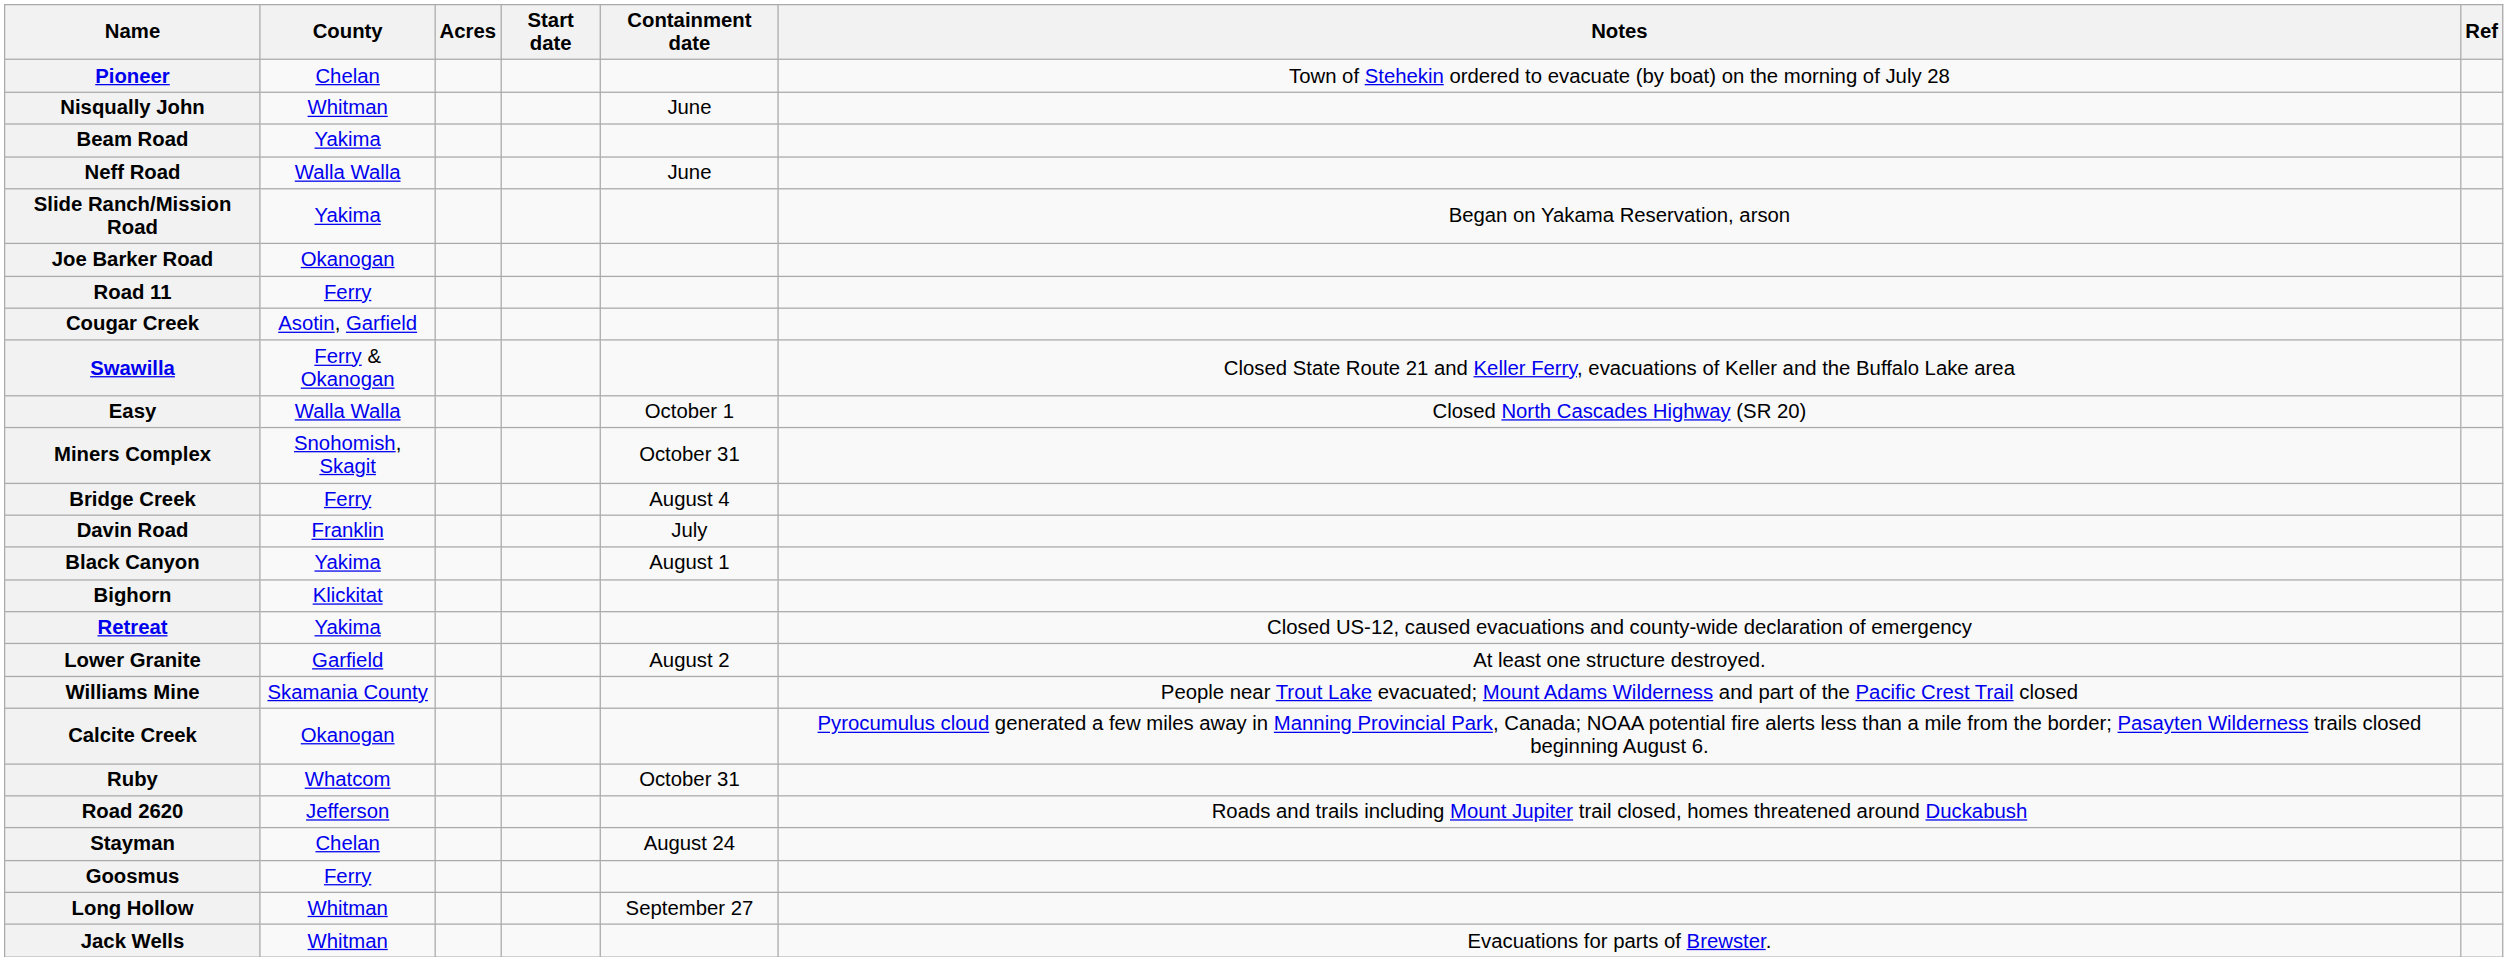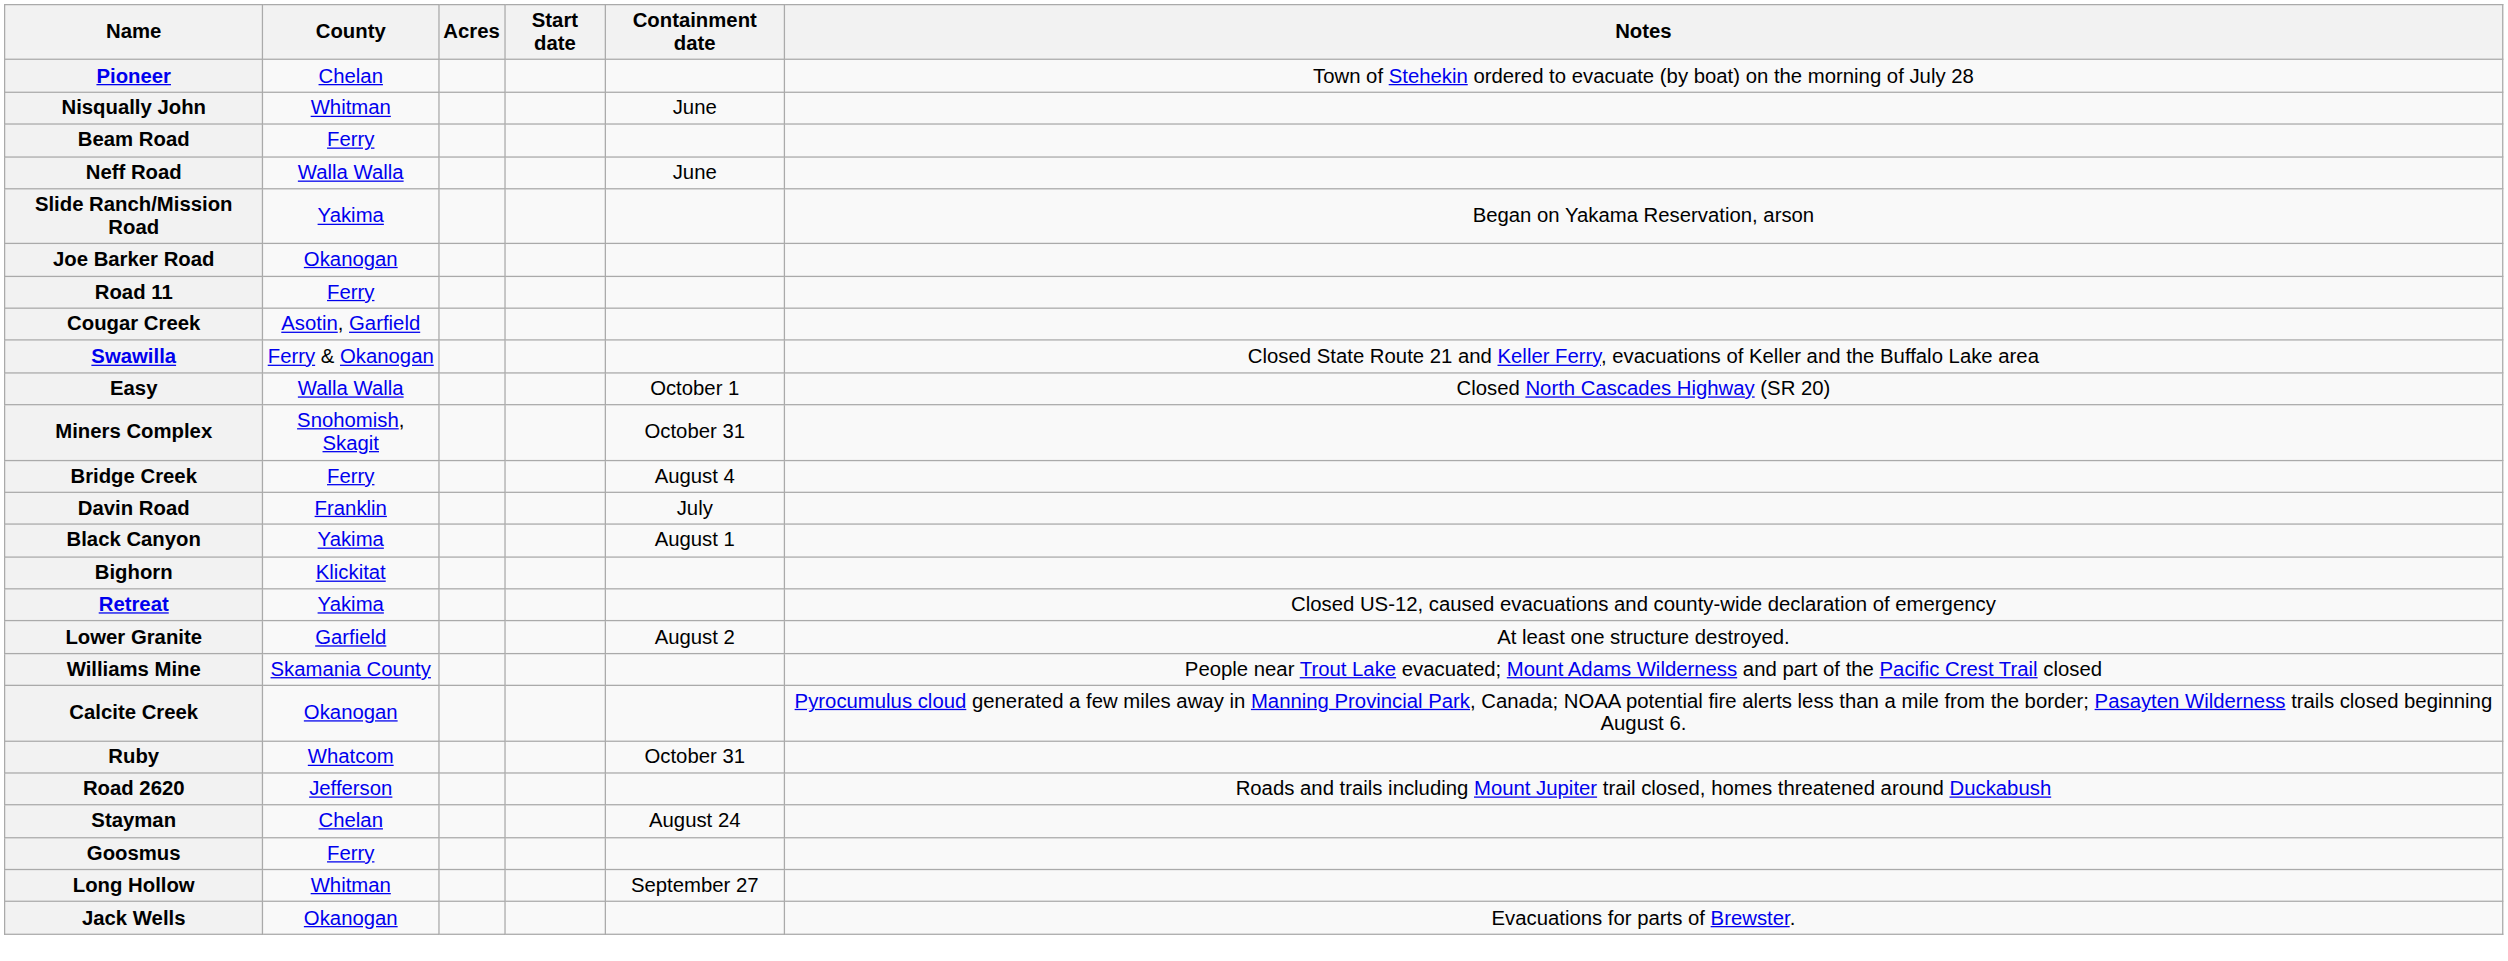- column: (2482, 32)
(348, 140) Yakima -> (351, 140) Ferry
(348, 940) Whitman -> (351, 917) Okanogan
